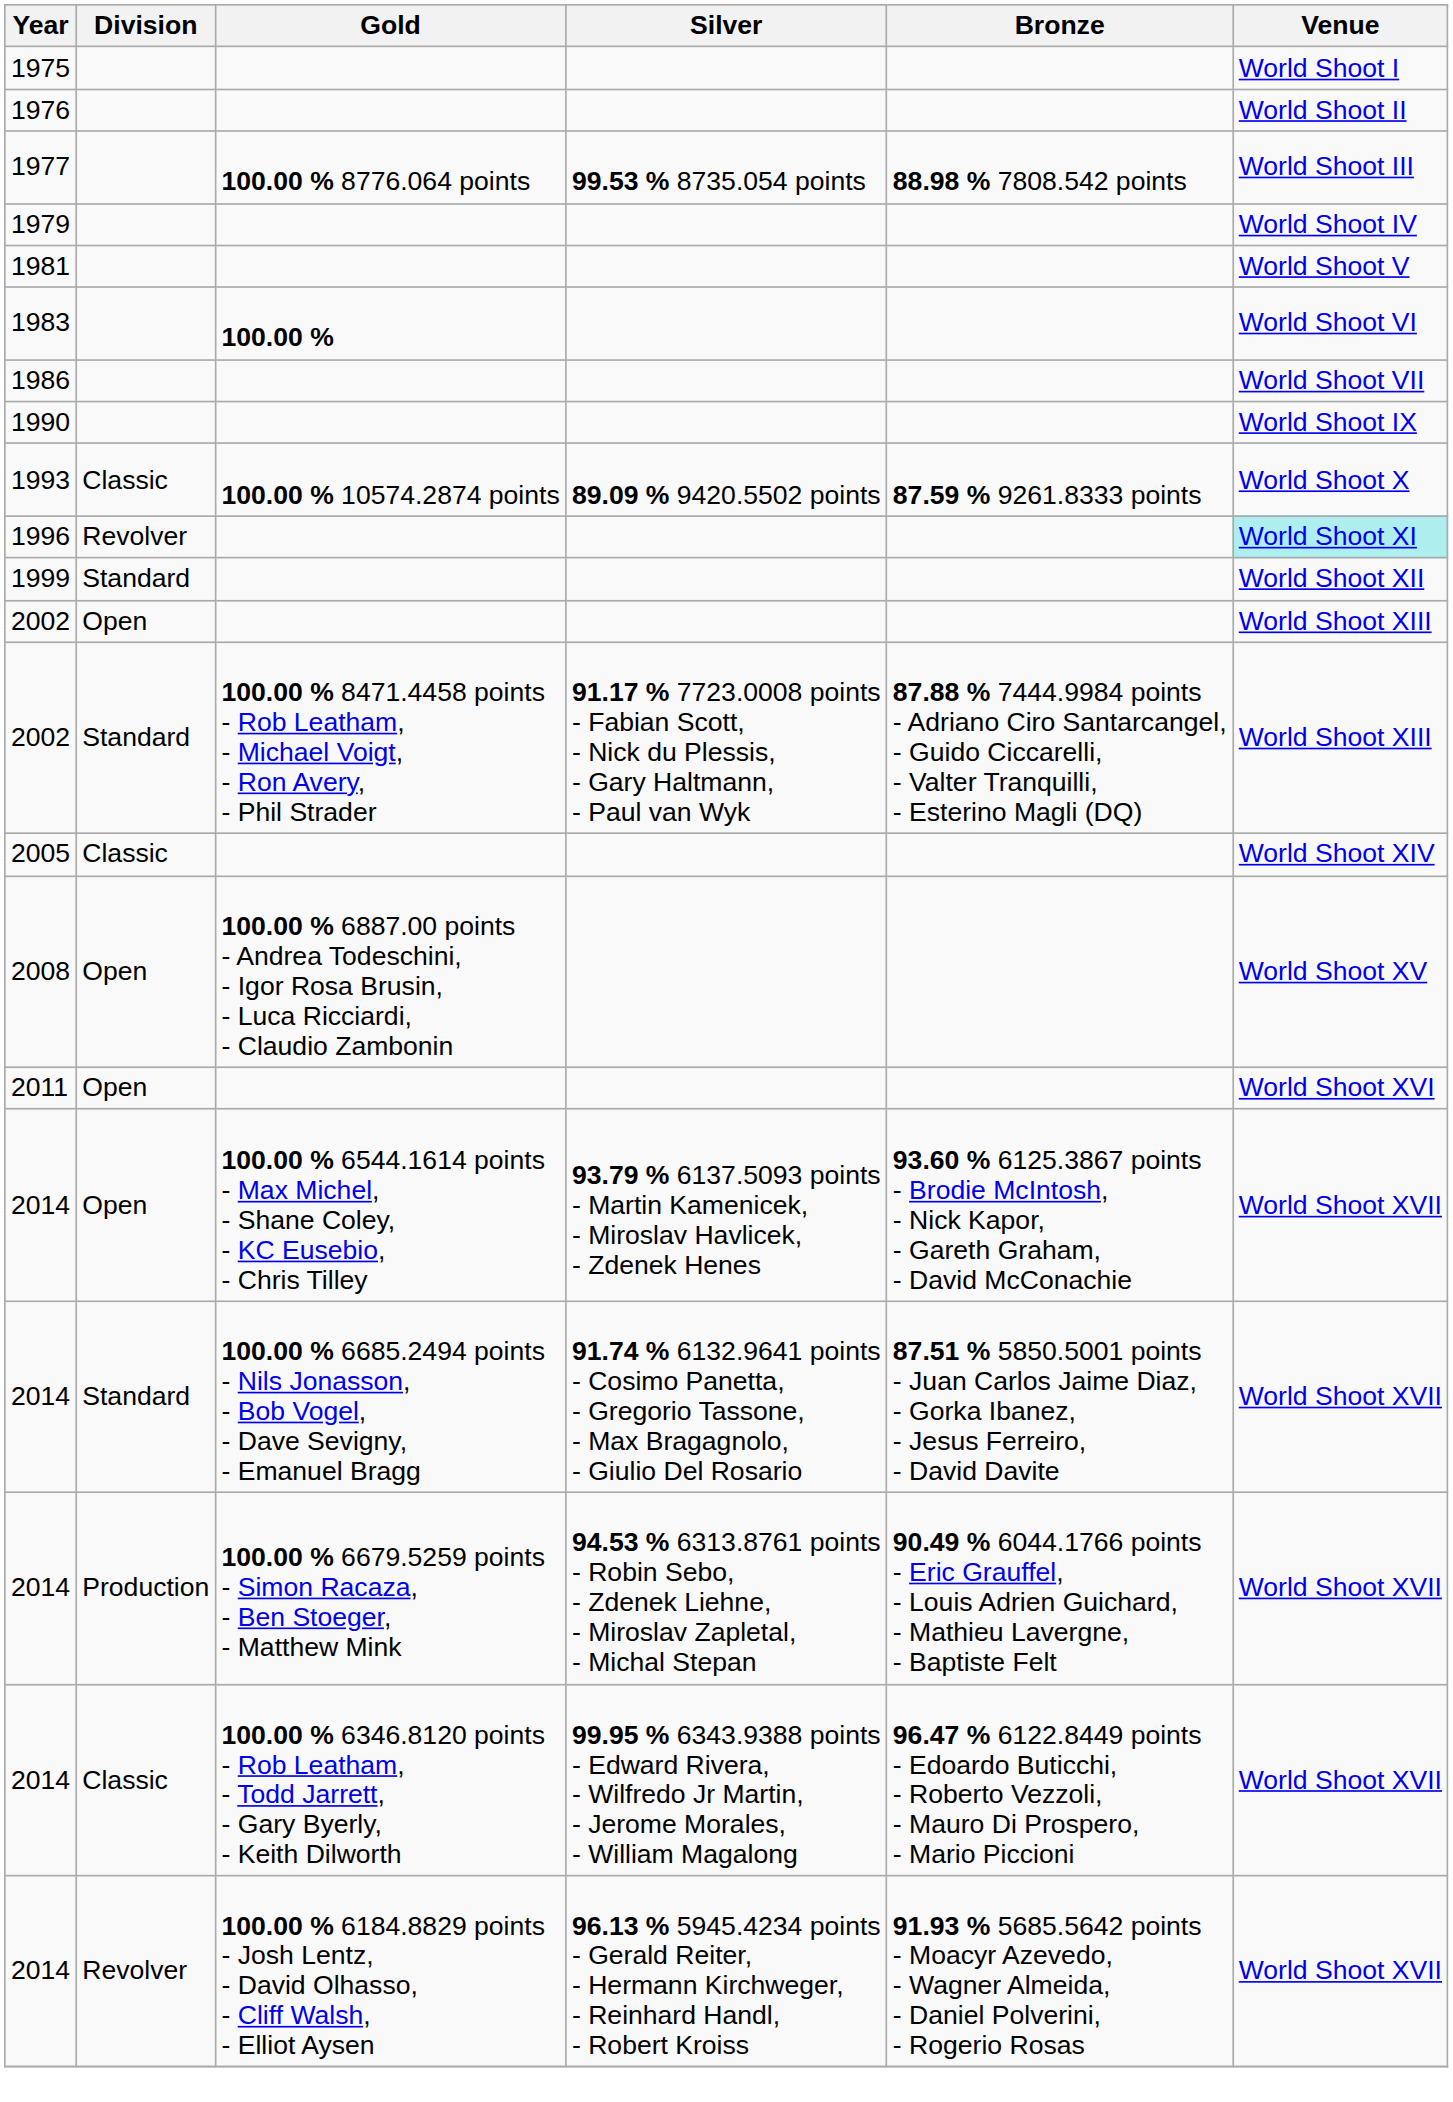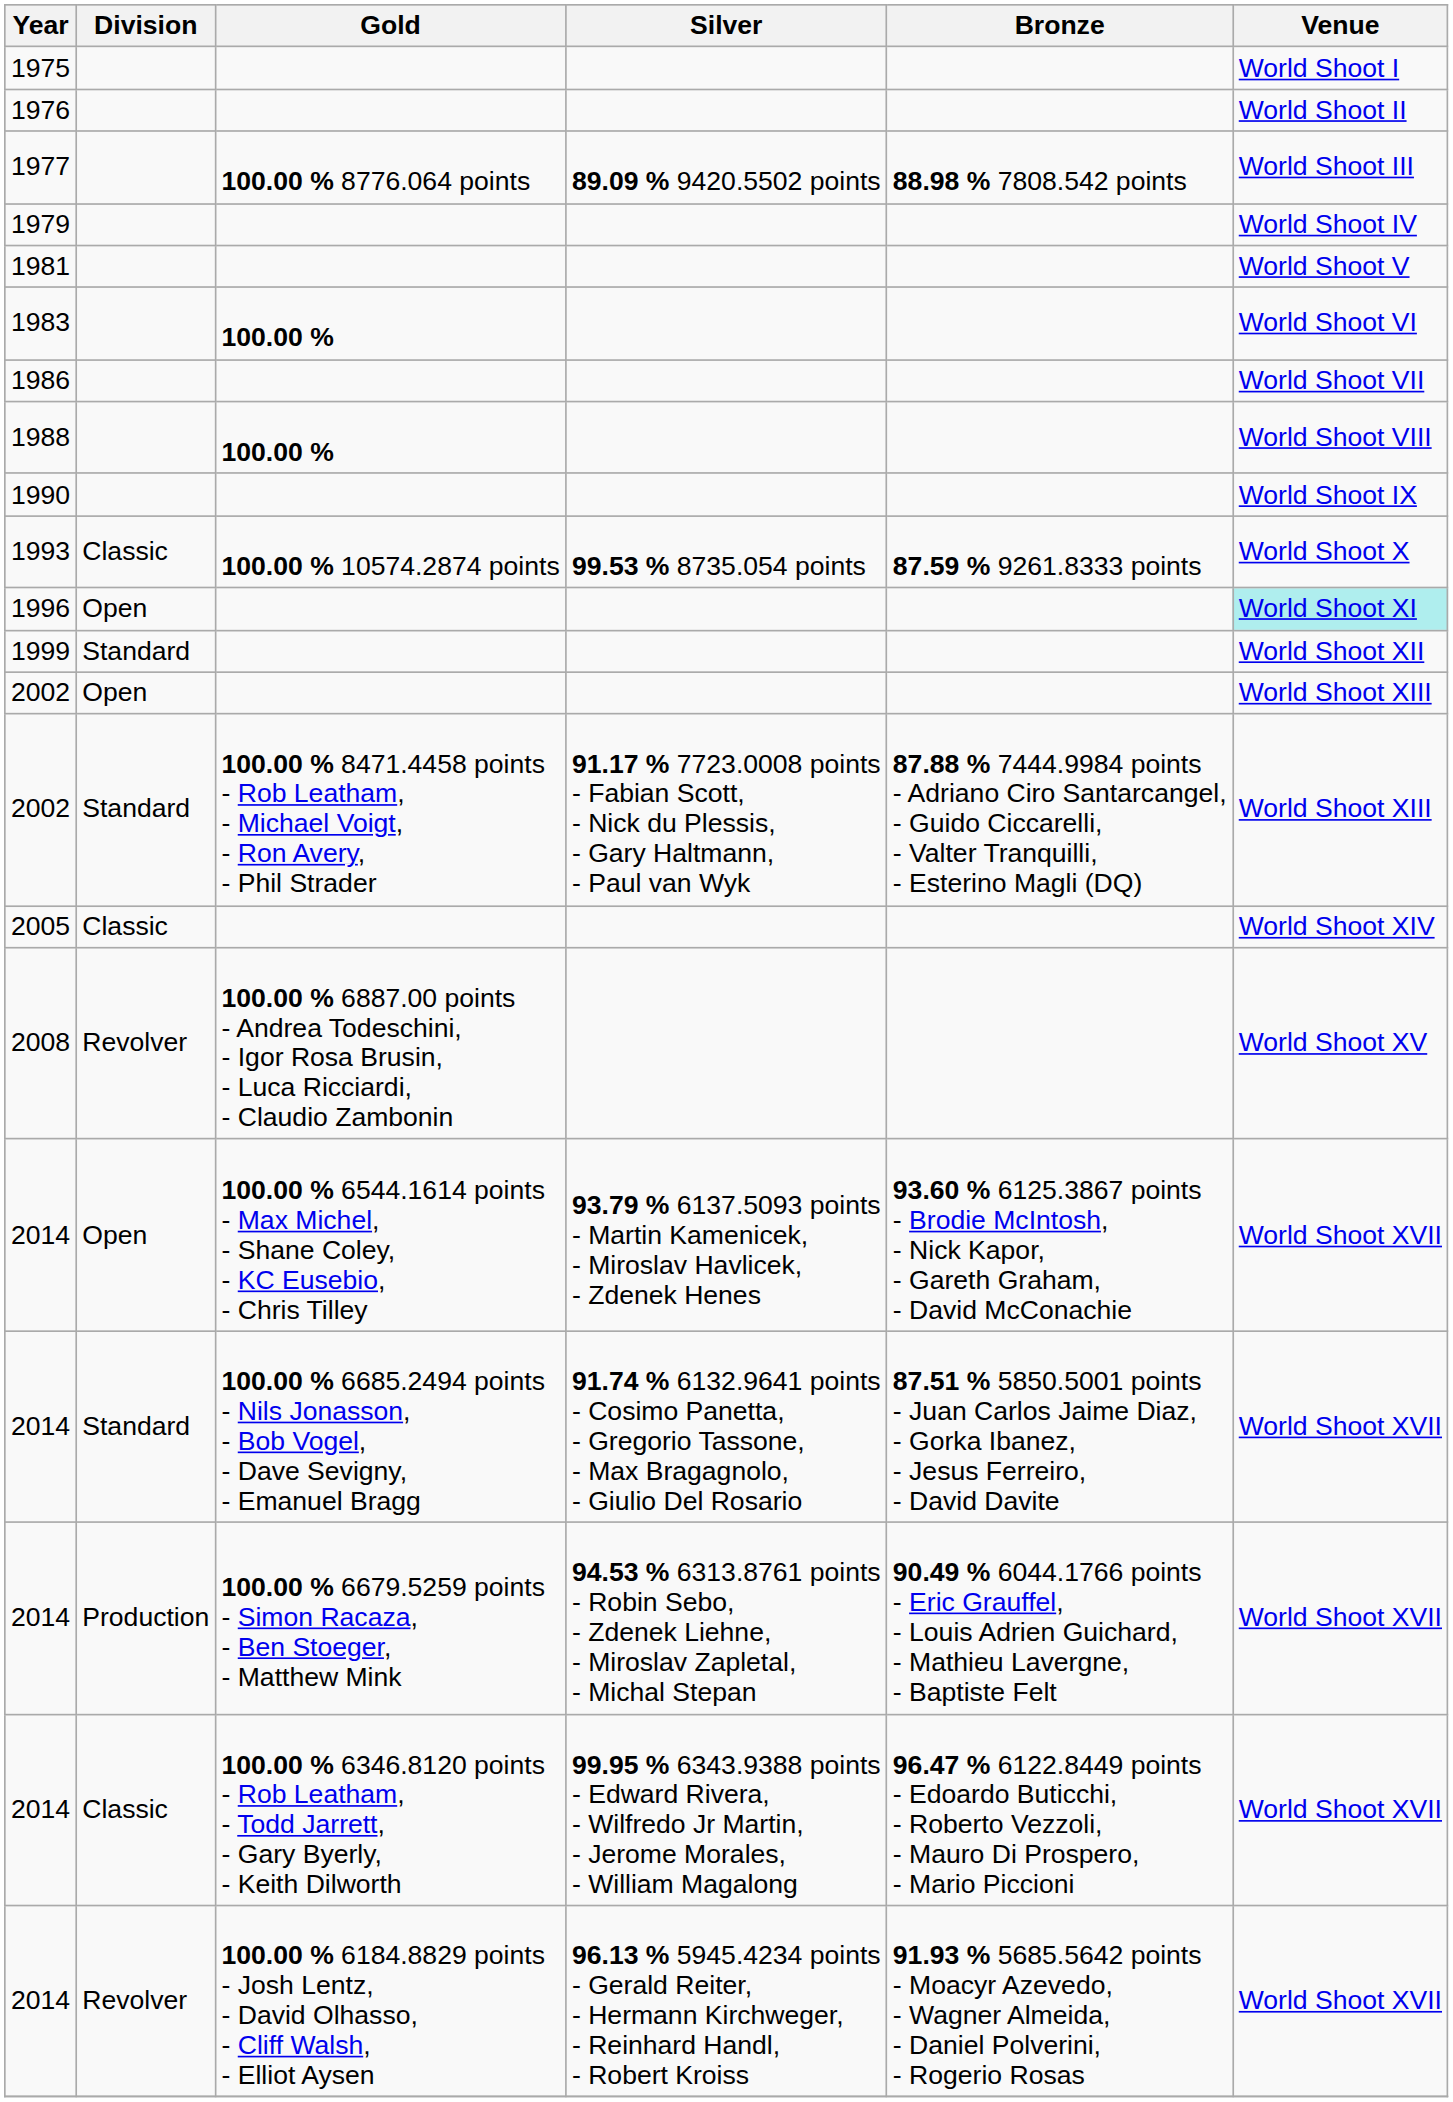(719, 181) 99.53 % 8735.054 points -> (726, 181) 89.09 % 9420.5502 points
+ row: (40, 437)
(726, 494) 89.09 % 9420.5502 points -> (719, 566) 99.53 % 8735.054 points
(135, 536) Revolver -> (115, 608) Open
(115, 971) Open -> (135, 1043) Revolver
- row: (40, 1087)
